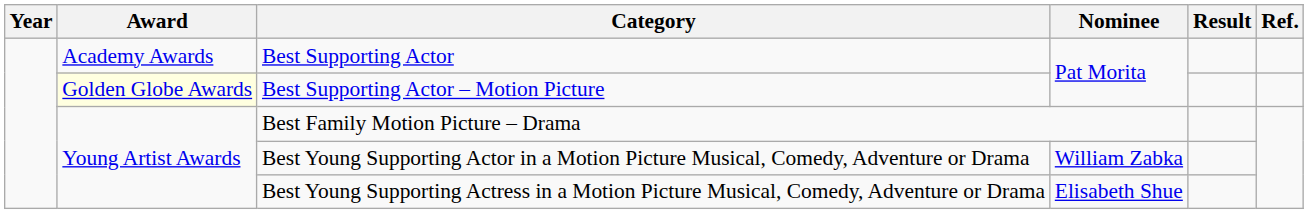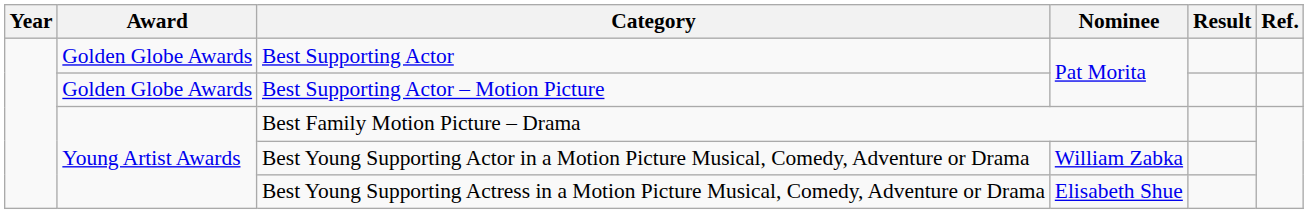(138, 55) Academy Awards -> (157, 55) Golden Globe Awards
(157, 89) lightyellow background -> (157, 89) no background
